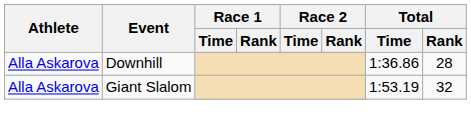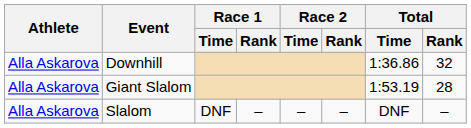(444, 64) 28 -> (444, 64) 32
(444, 88) 32 -> (444, 88) 28
+ row: (129, 111)
